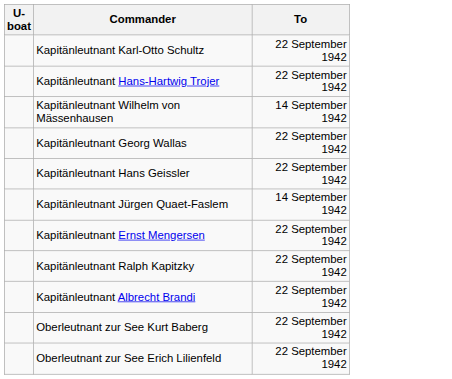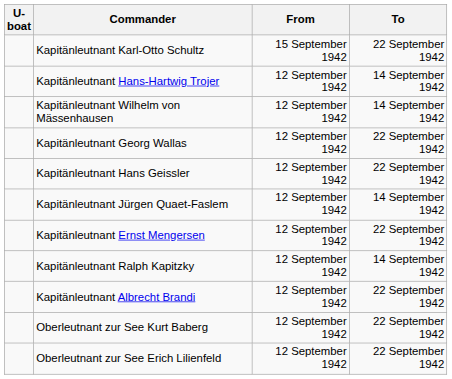+ column: (301, 19)
(311, 81) 22 September 1942 -> (409, 81) 14 September 1942
(311, 266) 22 September 1942 -> (409, 266) 14 September 1942
